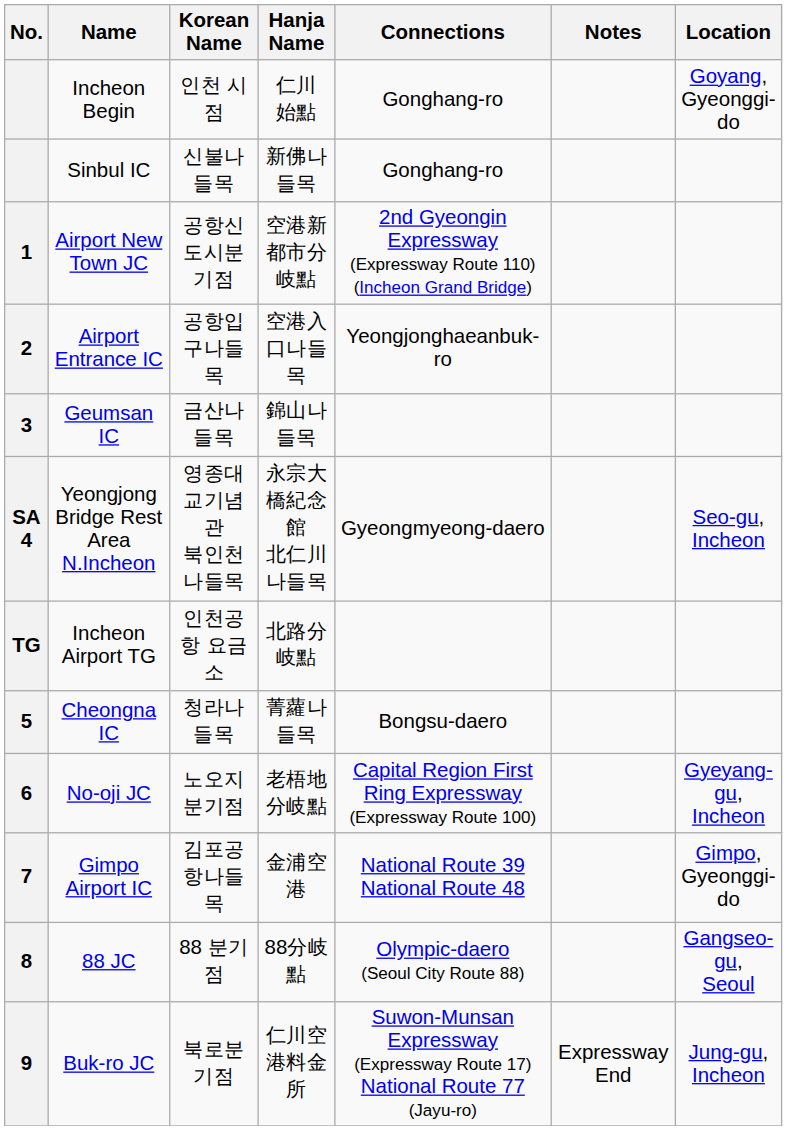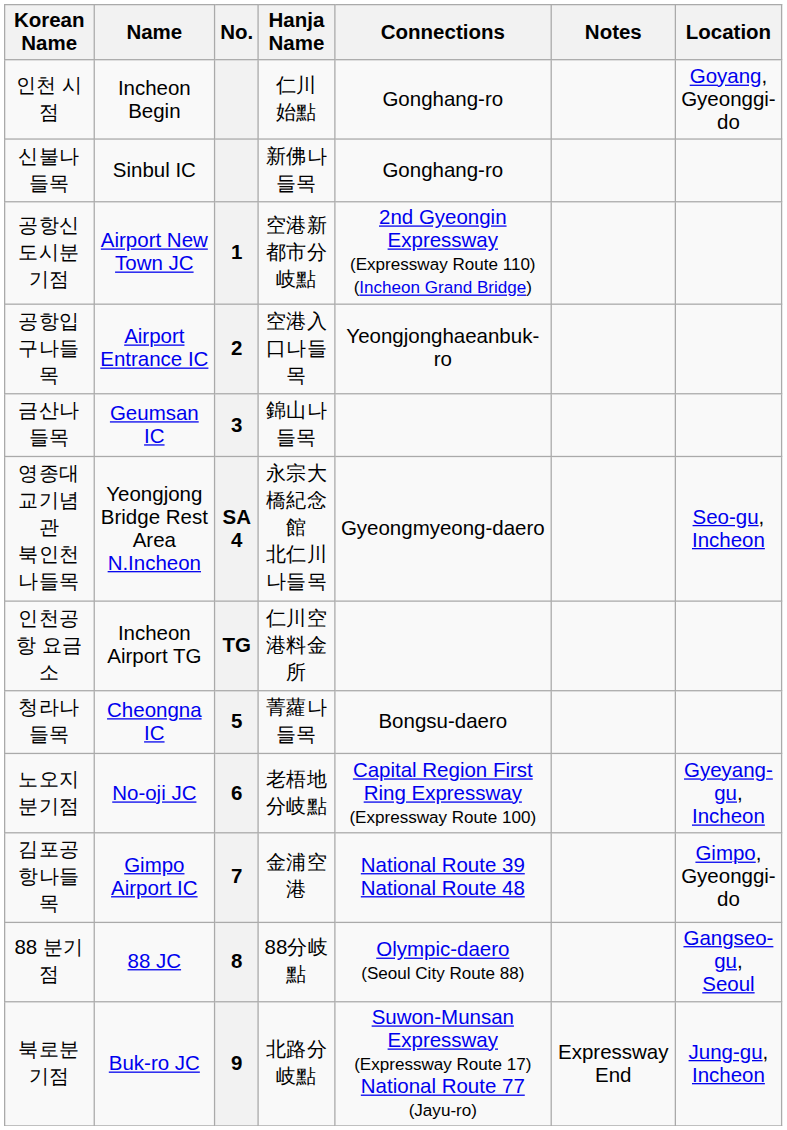columns swapped: (26, 32) <-> (214, 32)
(296, 644) 北路分岐點 -> (296, 644) 仁川空港料金所
(296, 1062) 仁川空港料金所 -> (296, 1062) 北路分岐點
